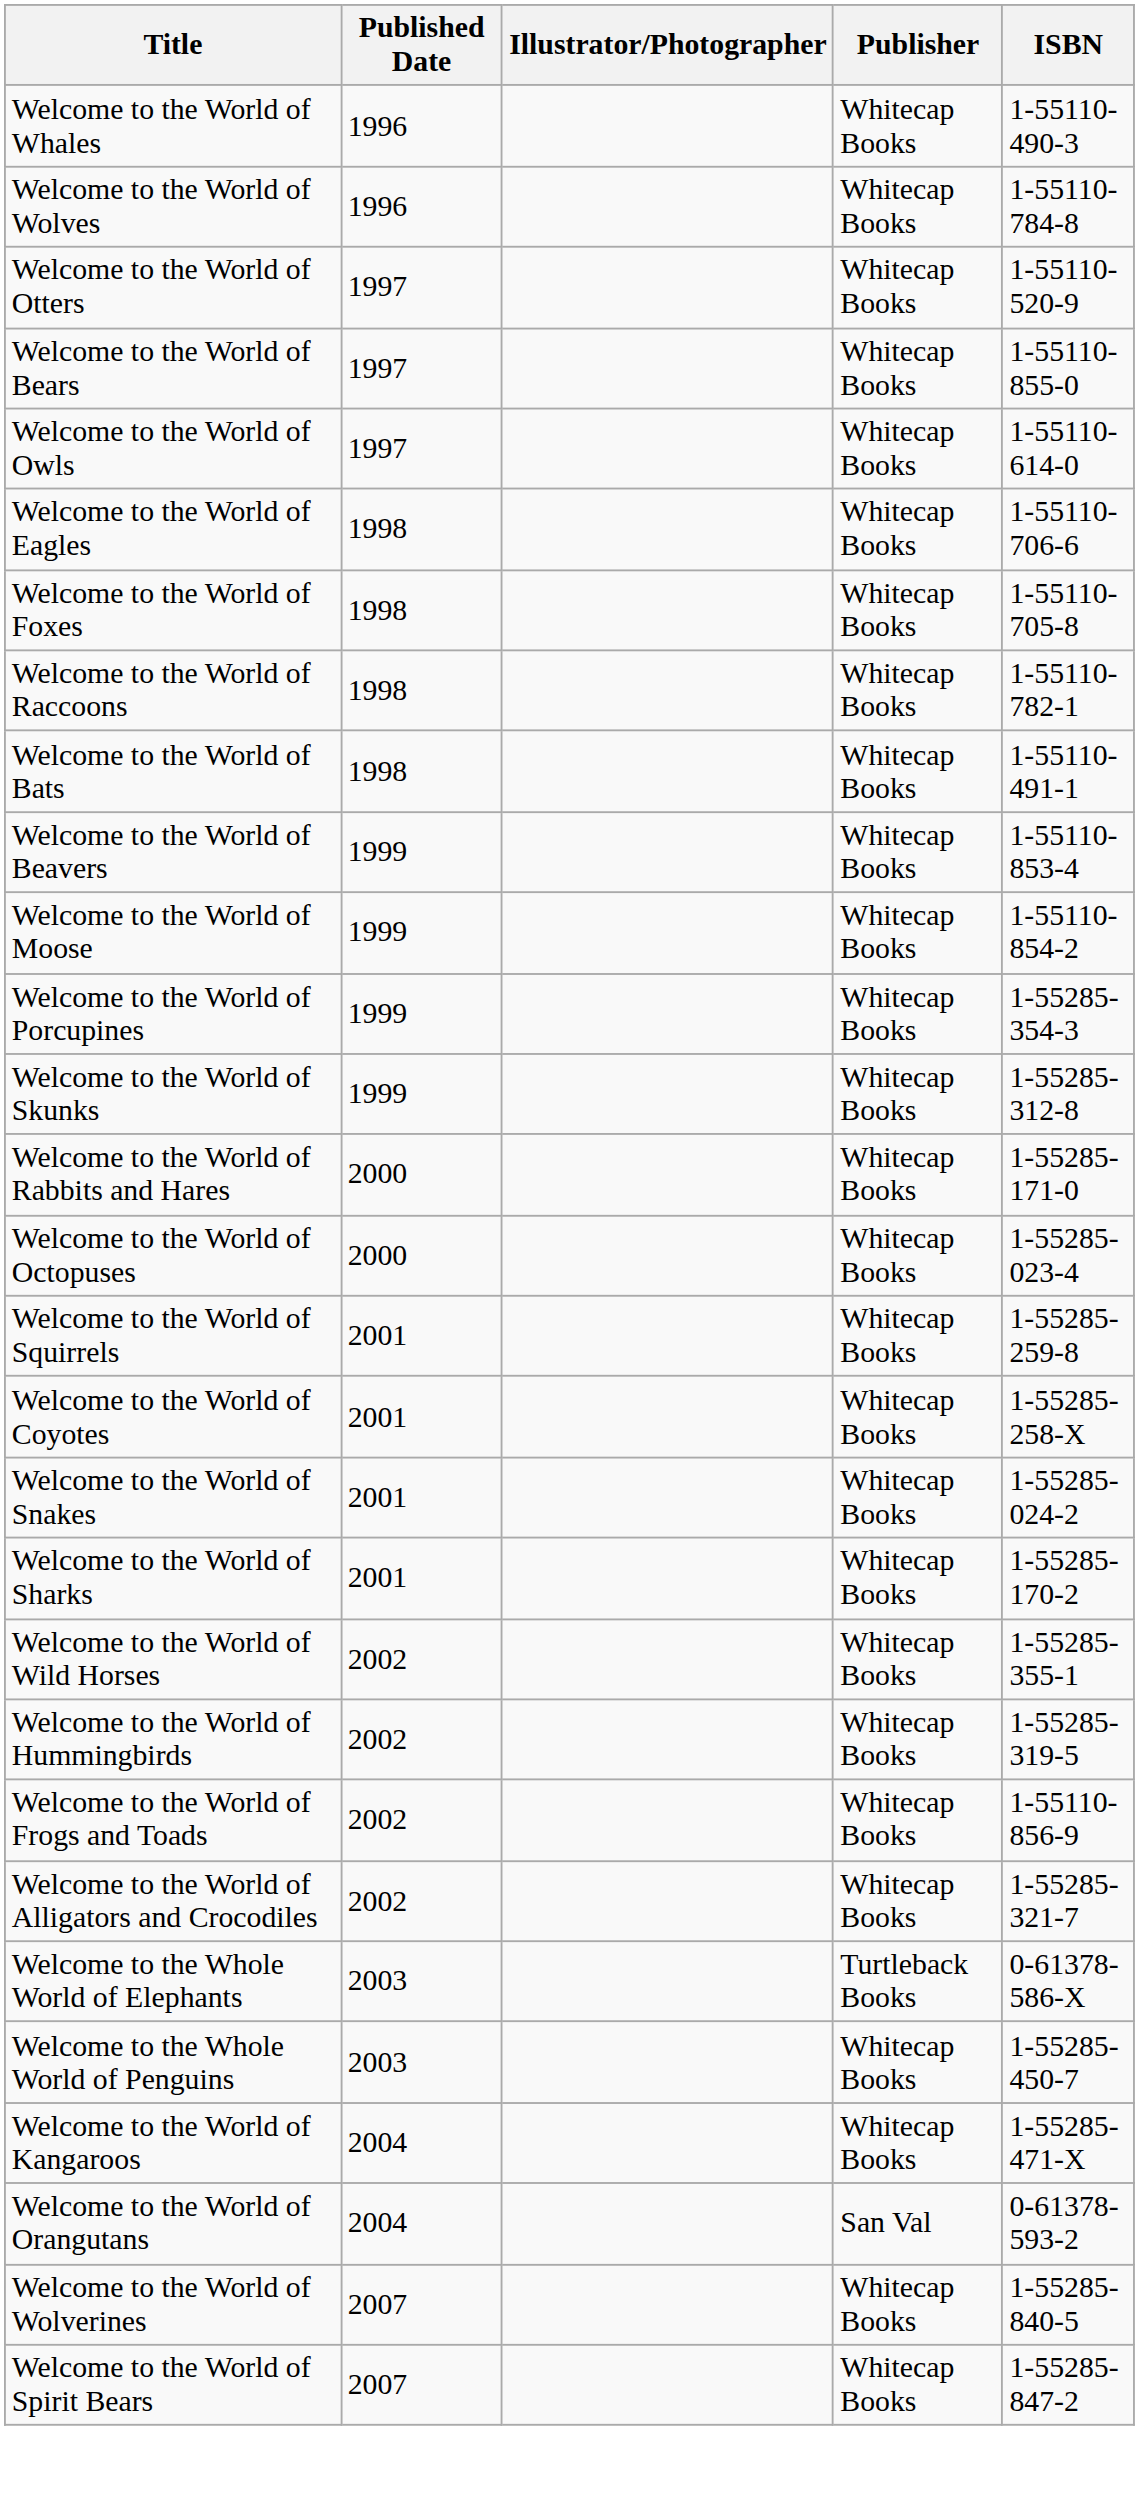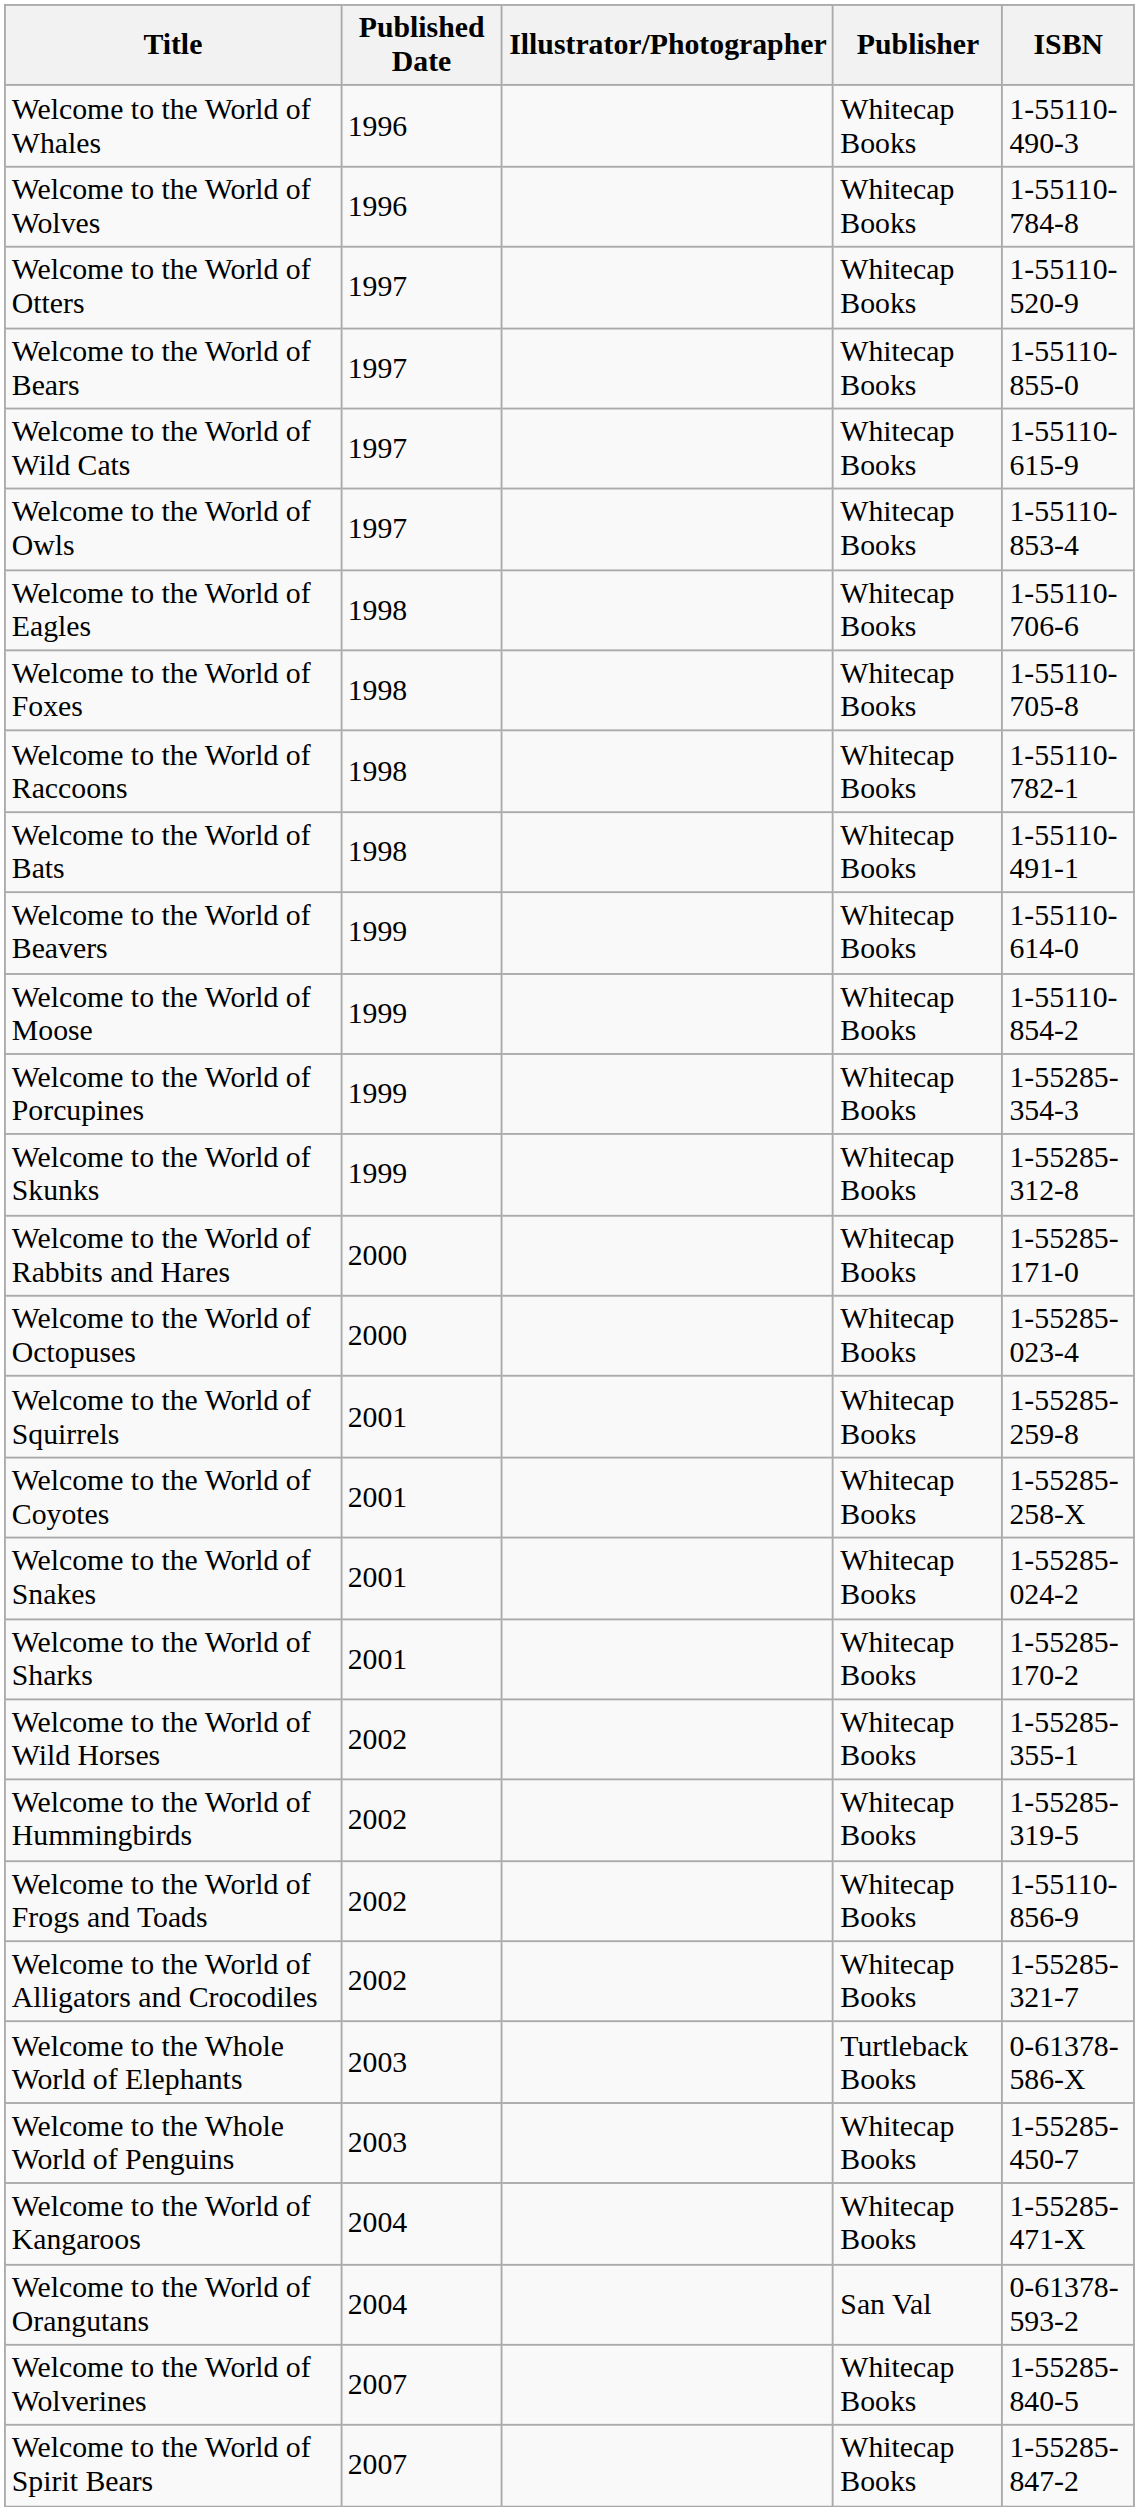+ row: (161, 448)
(1063, 448) 1-55110-614-0 -> (1063, 528) 1-55110-853-4
(1063, 851) 1-55110-853-4 -> (1063, 932) 1-55110-614-0
